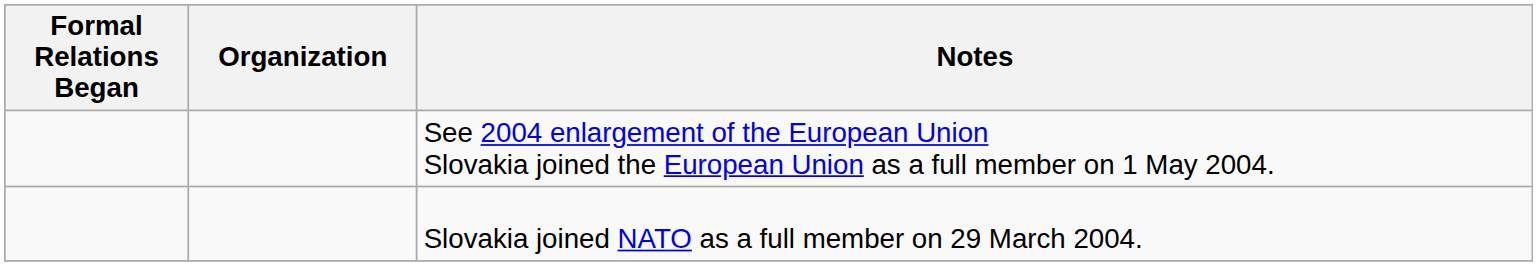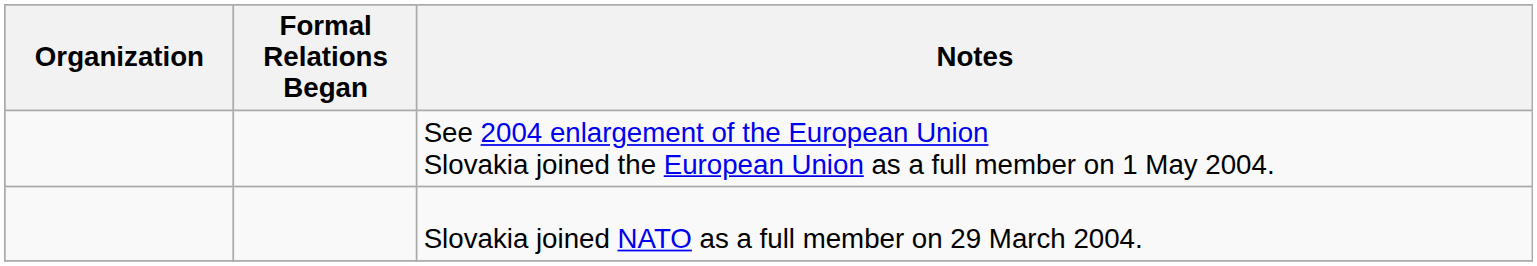columns swapped: (303, 57) <-> (97, 57)
